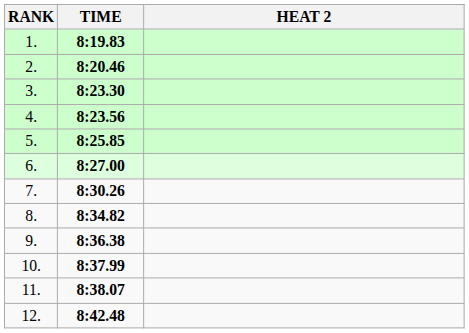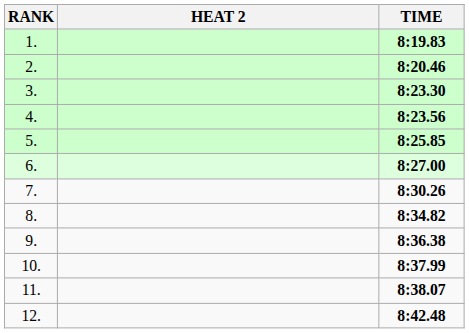columns swapped: (304, 16) <-> (101, 16)
